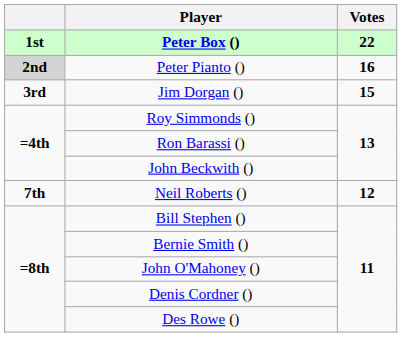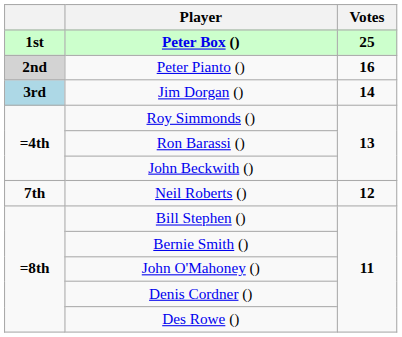(367, 42) 22 -> (367, 42) 25
(35, 93) no background -> (35, 93) lightblue background
(367, 93) 15 -> (367, 93) 14
